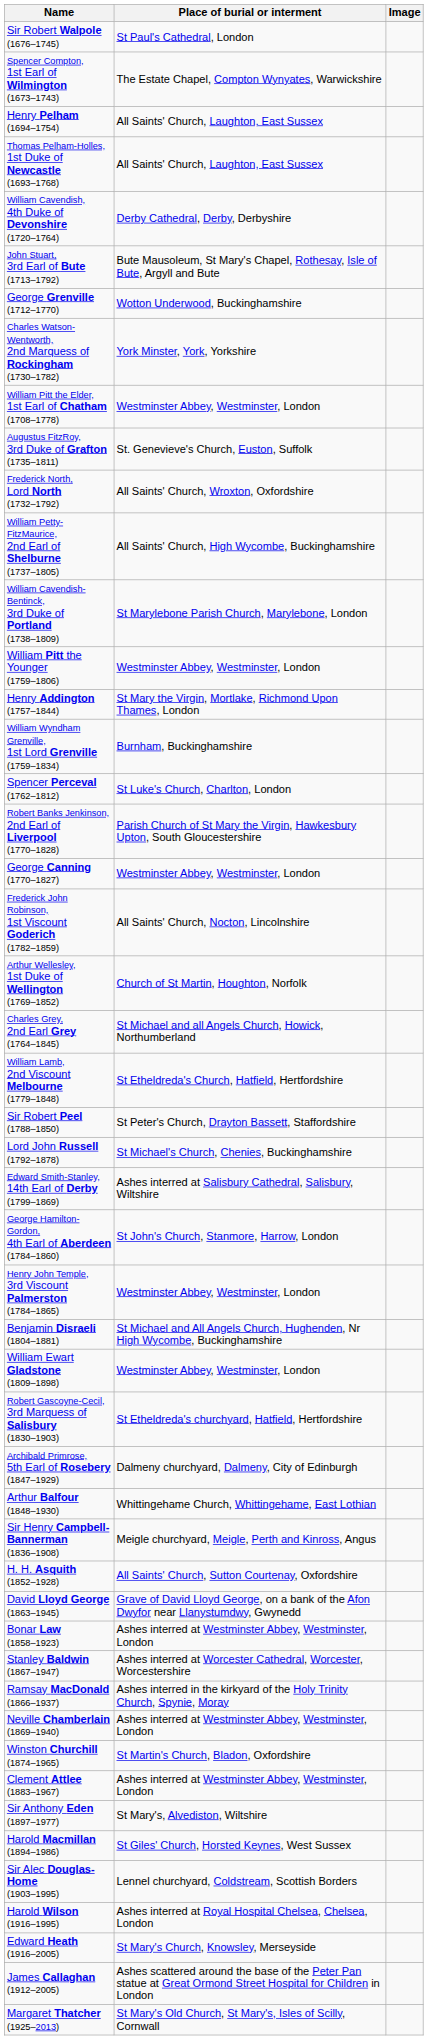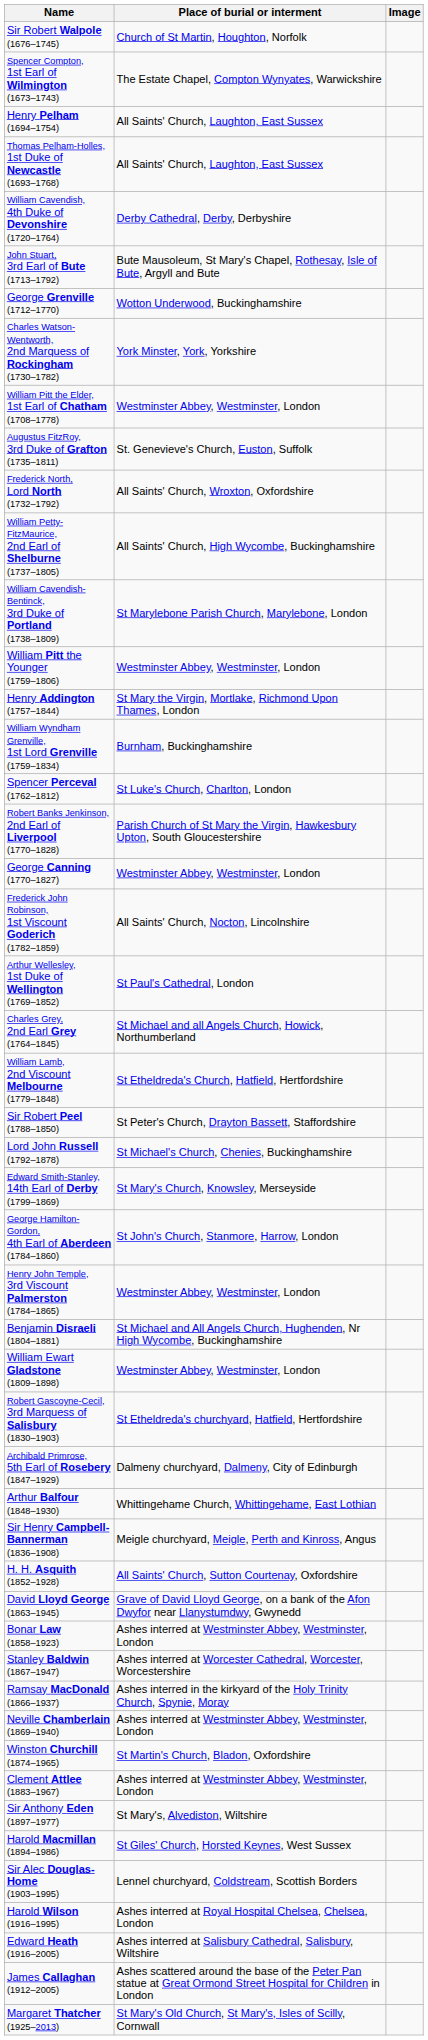(185, 36) St Paul's Cathedral, London -> (212, 36) Church of St Martin, Houghton, Norfolk
(212, 983) Church of St Martin, Houghton, Norfolk -> (185, 983) St Paul's Cathedral, London
(235, 1188) Ashes interred at Salisbury Cathedral, Salisbury, Wiltshire -> (216, 1188) St Mary's Church, Knowsley, Merseyside
(216, 1947) St Mary's Church, Knowsley, Merseyside -> (235, 1947) Ashes interred at Salisbury Cathedral, Salisbury, Wiltshire
